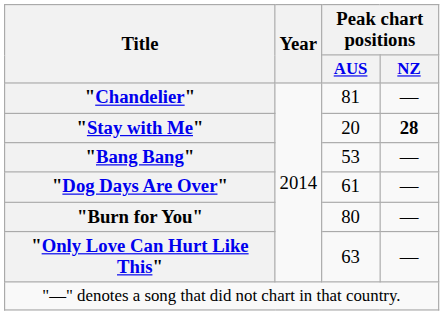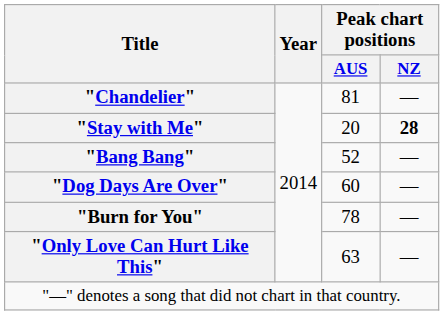(351, 157) 53 -> (351, 157) 52
(351, 186) 61 -> (351, 186) 60
(351, 216) 80 -> (351, 216) 78
